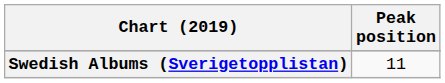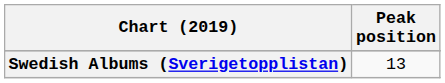(396, 65) 11 -> (396, 65) 13
